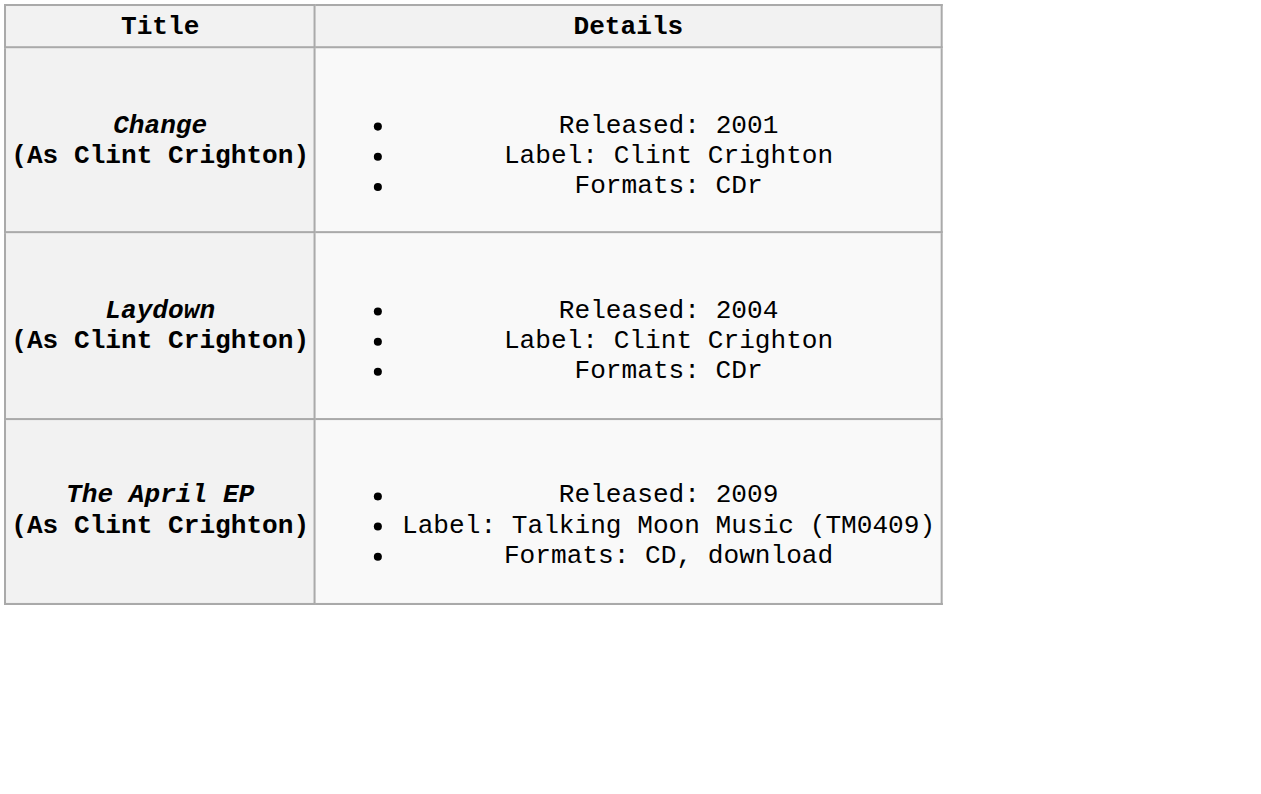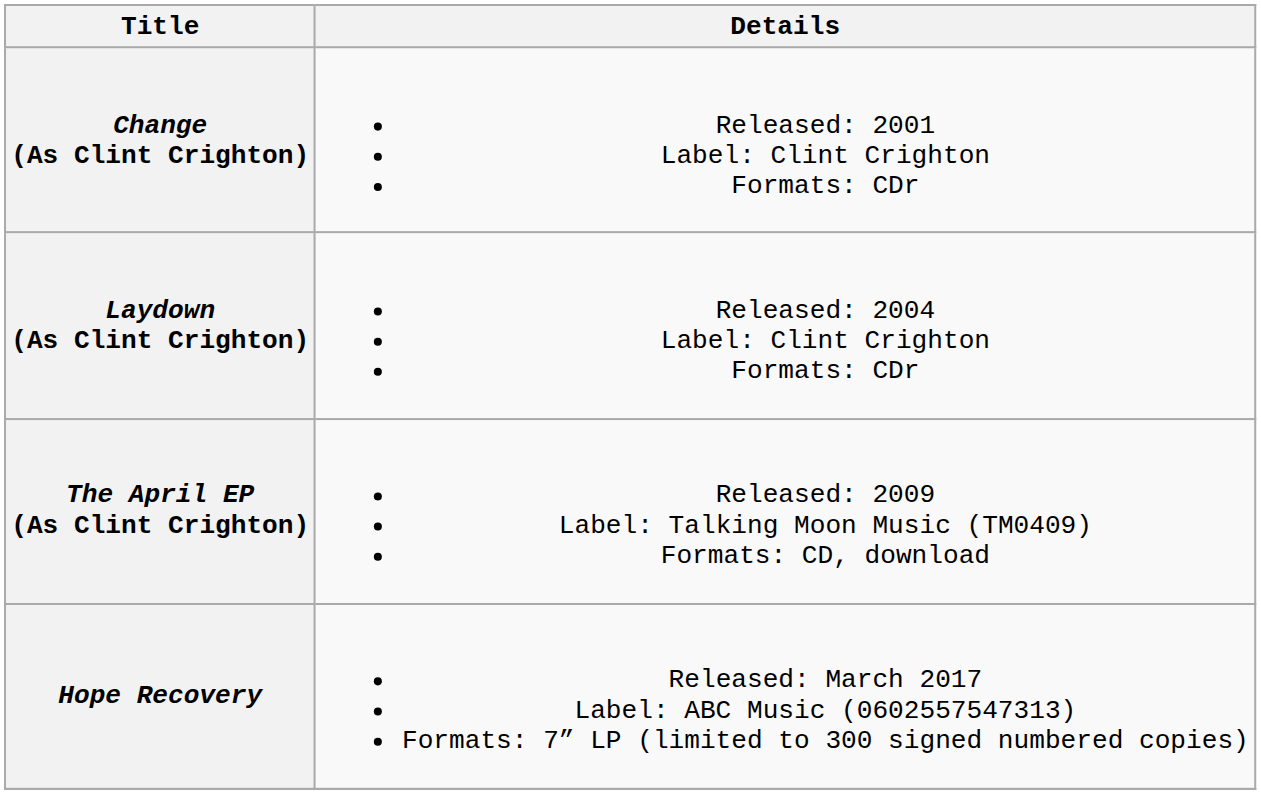+ row: (160, 696)
